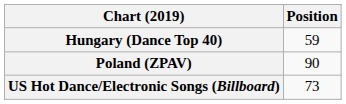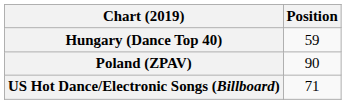(312, 87) 73 -> (312, 87) 71
